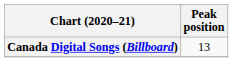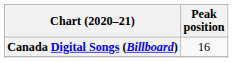(204, 47) 13 -> (204, 47) 16
